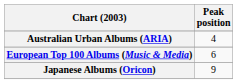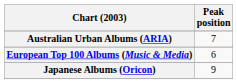(214, 39) 4 -> (214, 39) 7
